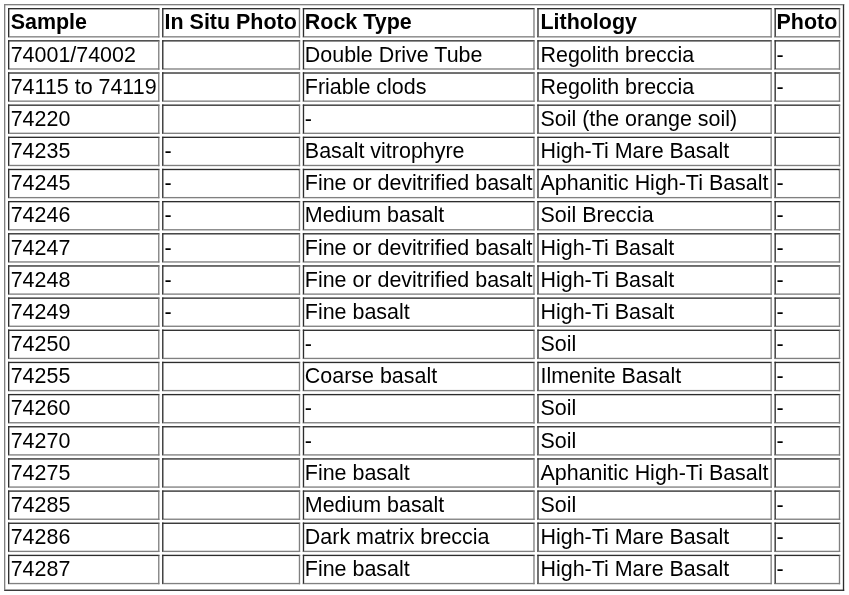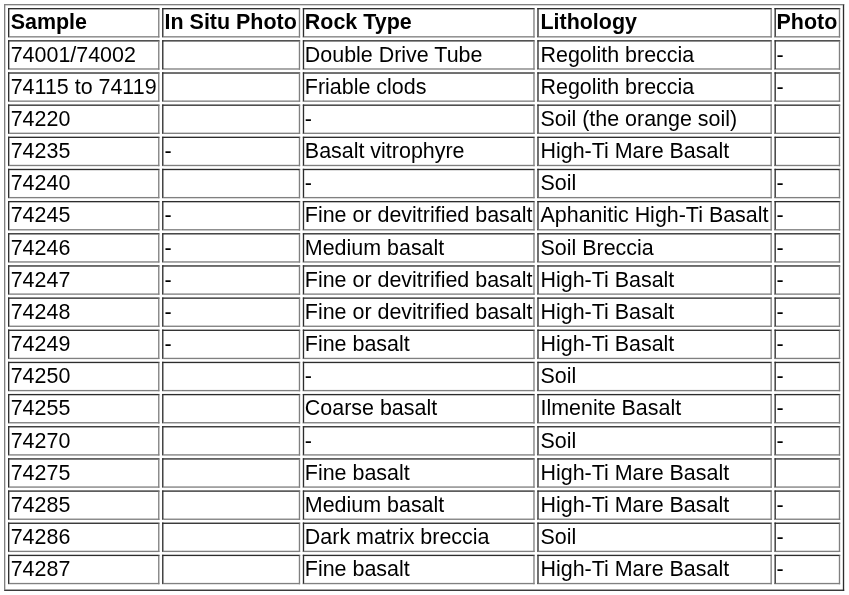+ row: (41, 183)
- row: (41, 408)
(654, 472) Aphanitic High-Ti Basalt -> (635, 472) High-Ti Mare Basalt
(558, 504) Soil -> (635, 504) High-Ti Mare Basalt
(635, 537) High-Ti Mare Basalt -> (558, 537) Soil
